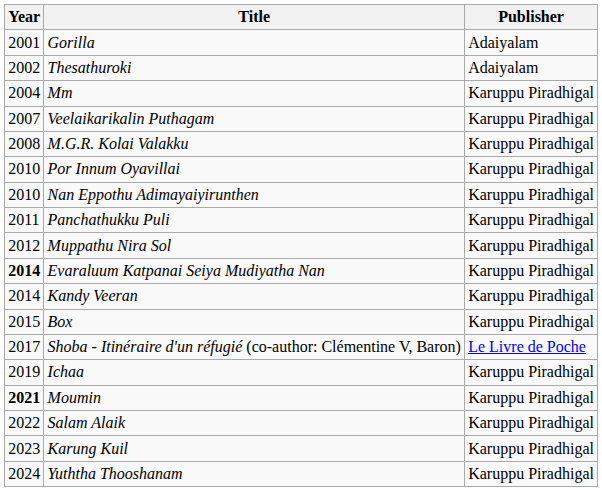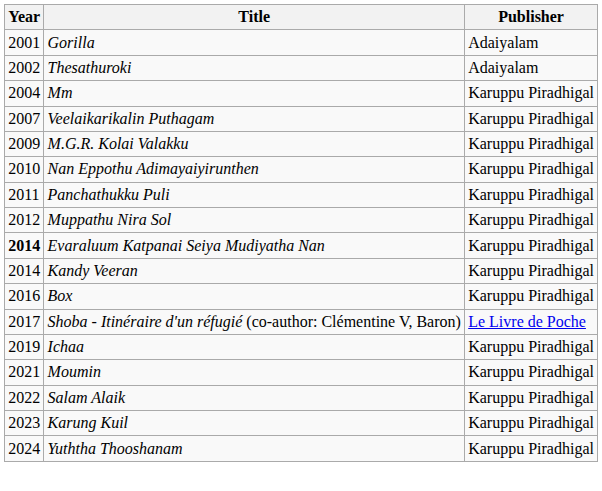(24, 144) 2008 -> (24, 144) 2009
- row: (114, 169)
(24, 321) 2015 -> (24, 296) 2016
(24, 397) bold -> (24, 372) normal
